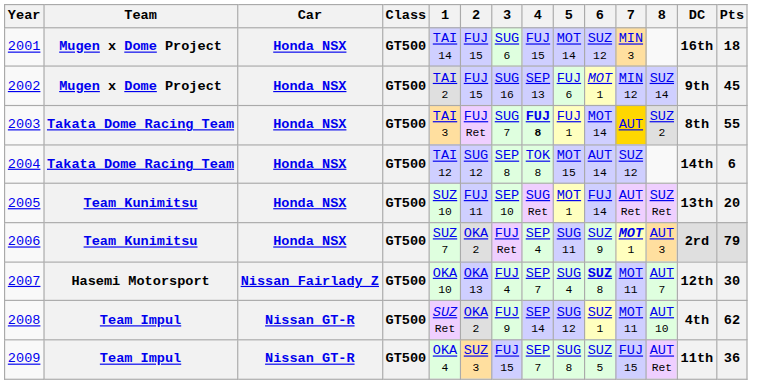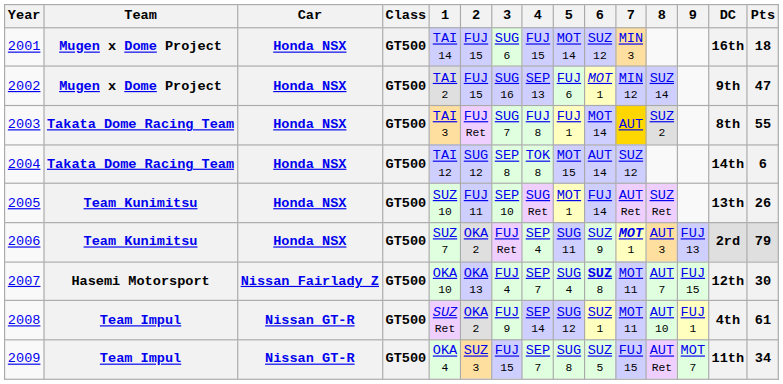+ column: (693, 16)
(732, 86) 45 -> (763, 86) 47
(538, 125) bold -> (538, 124) normal
(732, 203) 20 -> (763, 203) 26
(732, 320) 62 -> (763, 320) 61
(732, 359) 36 -> (763, 359) 34
